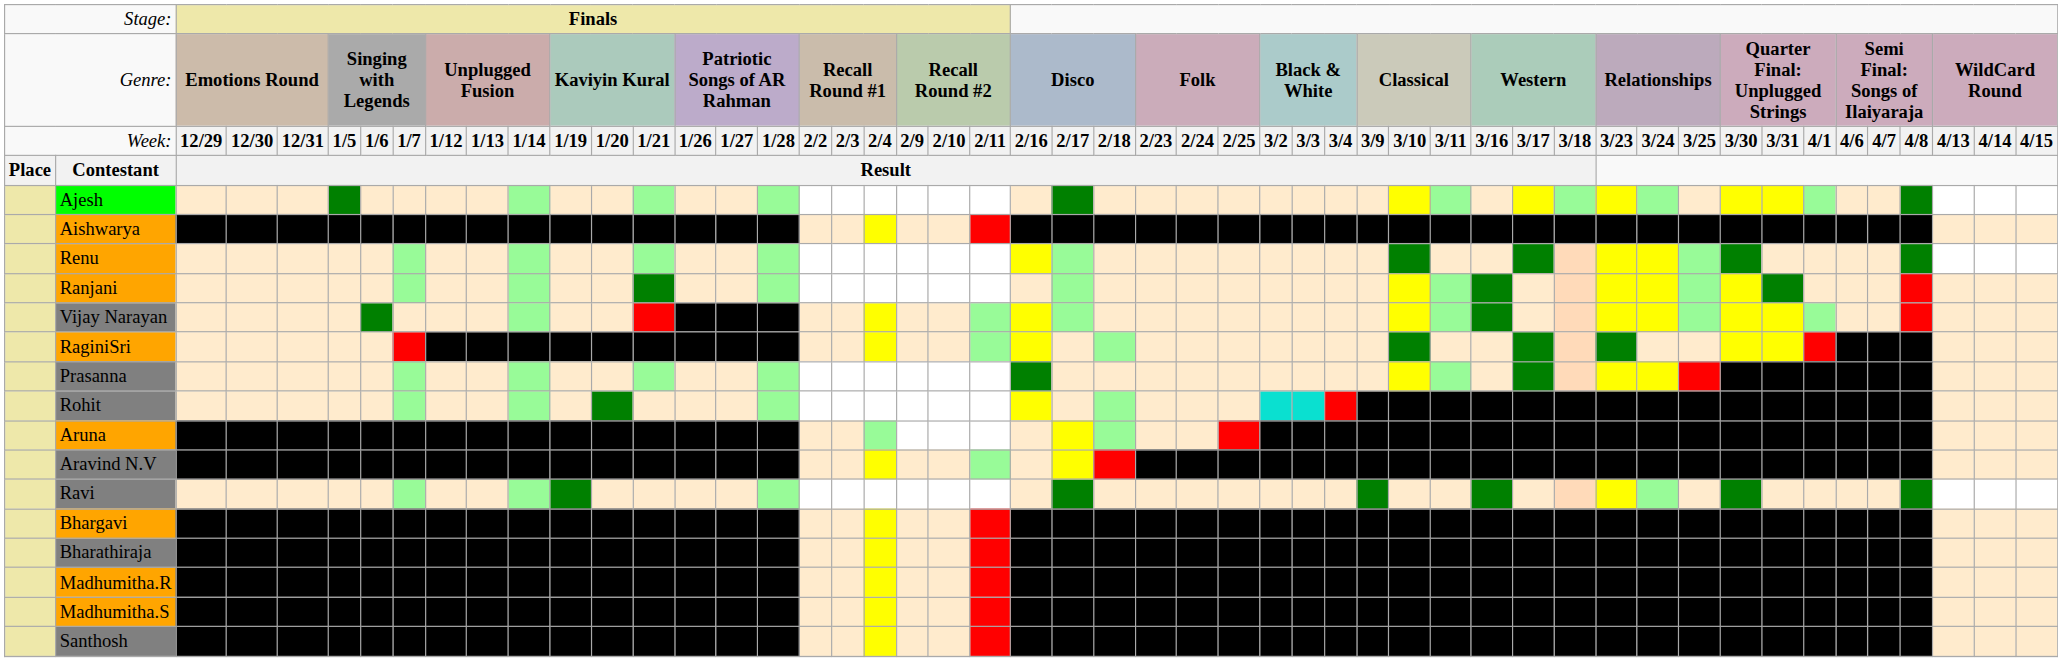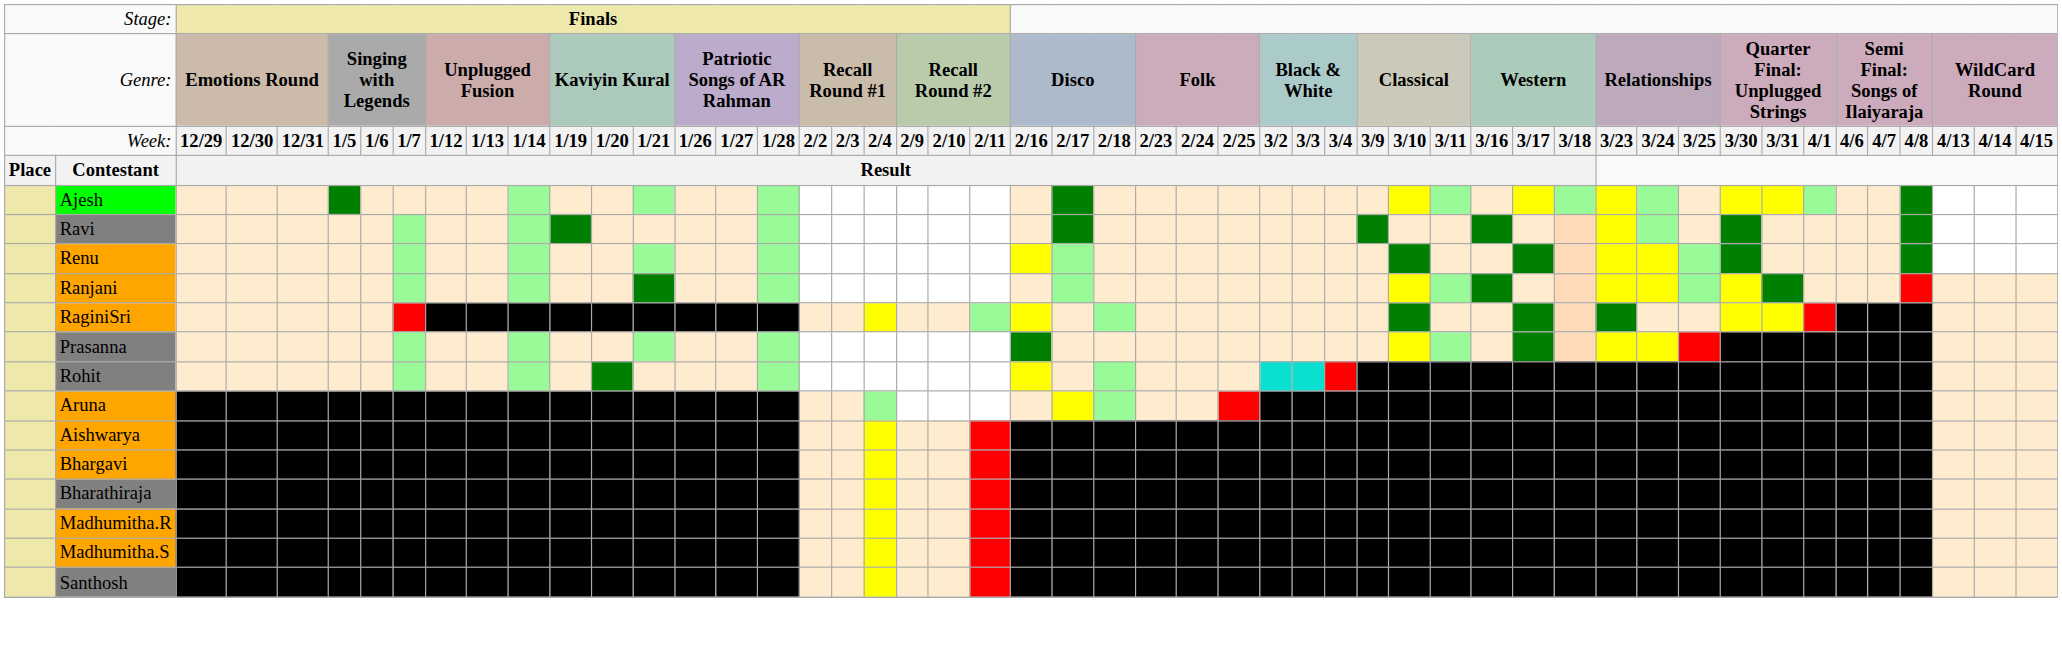rows swapped: (77, 493) <-> (100, 229)
- row: (113, 317)
- row: (108, 464)
